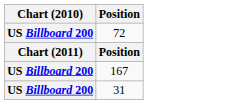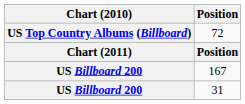(50, 33) US Billboard 200 -> (99, 33) US Top Country Albums (Billboard)
